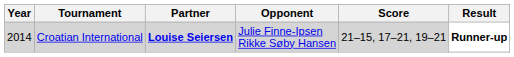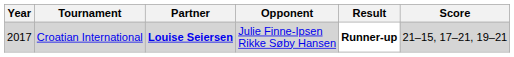columns swapped: (394, 14) <-> (479, 14)
(19, 37) 2014 -> (19, 37) 2017
